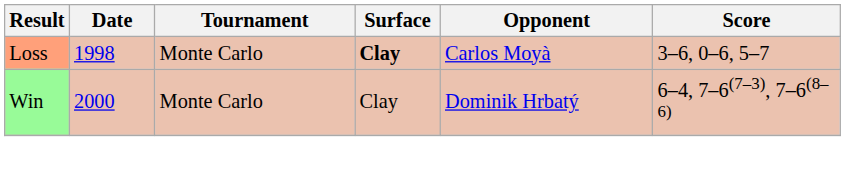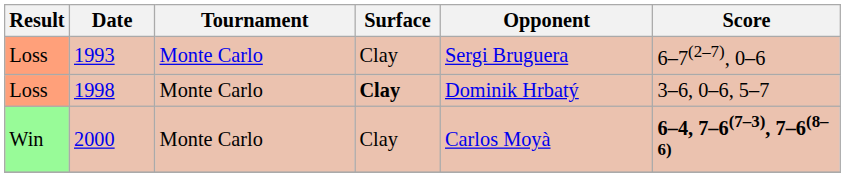+ row: (94, 55)
(498, 52) Carlos Moyà -> (512, 90) Dominik Hrbatý
(512, 101) Dominik Hrbatý -> (498, 139) Carlos Moyà
(743, 97) normal -> (743, 139) bold
